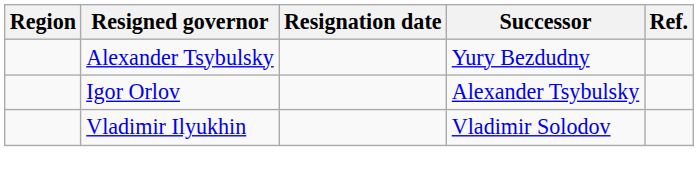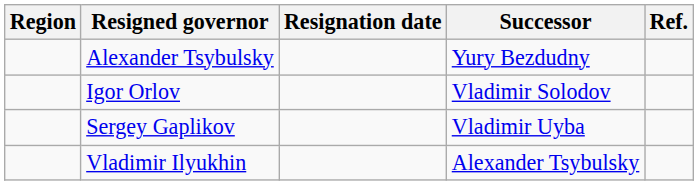(546, 92) Alexander Tsybulsky -> (531, 92) Vladimir Solodov
+ row: (161, 127)
(531, 127) Vladimir Solodov -> (546, 162) Alexander Tsybulsky
